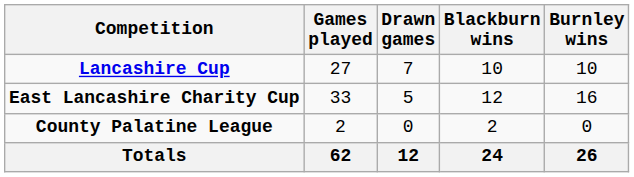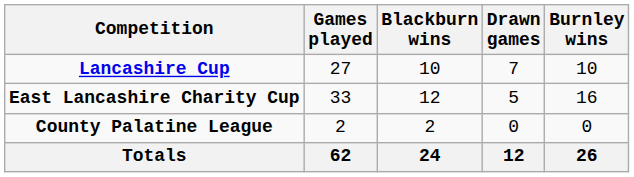columns swapped: (492, 30) <-> (408, 30)
